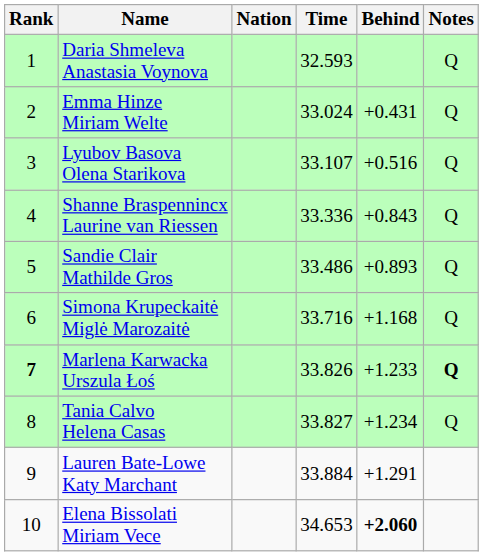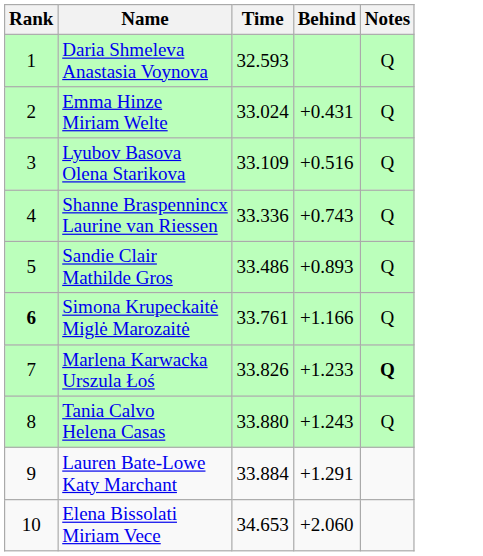- column: (264, 19)
(326, 163) 33.107 -> (263, 163) 33.109
(391, 215) +0.843 -> (327, 215) +0.743
(31, 318) normal -> (31, 318) bold
(326, 318) 33.716 -> (263, 318) 33.761
(391, 318) +1.168 -> (327, 318) +1.166
(31, 370) bold -> (31, 370) normal
(326, 421) 33.827 -> (263, 421) 33.880
(391, 421) +1.234 -> (327, 421) +1.243
(391, 525) bold -> (327, 525) normal
